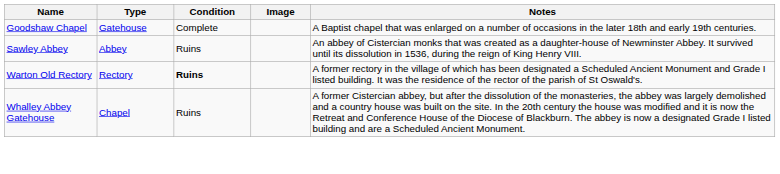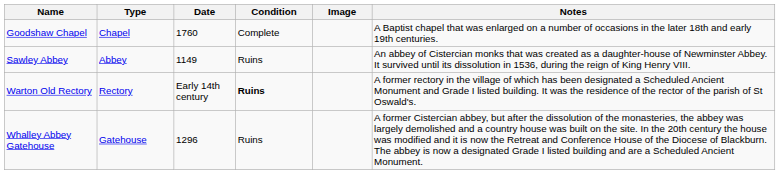+ column: (205, 12)
(123, 27) Gatehouse -> (114, 33) Chapel
(114, 112) Chapel -> (123, 140) Gatehouse
